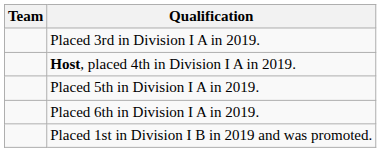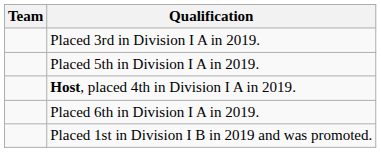rows swapped: (173, 64) <-> (155, 87)
